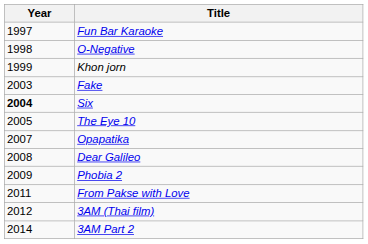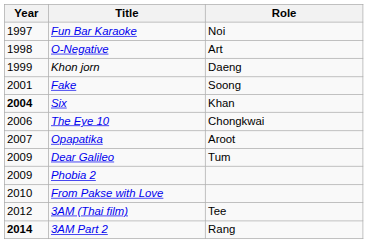+ column: (284, 13)
(20, 85) 2003 -> (20, 85) 2001
(20, 121) 2005 -> (20, 121) 2006
(20, 157) 2008 -> (20, 157) 2009
(19, 193) 2011 -> (20, 193) 2010
(20, 229) normal -> (20, 229) bold
